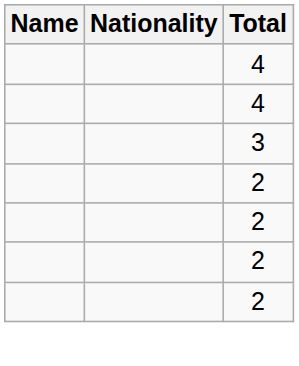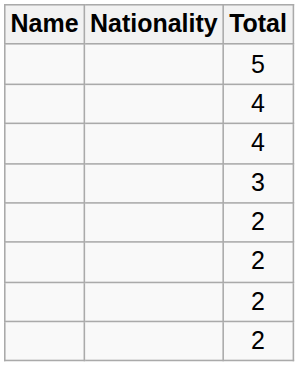+ row: (45, 64)
